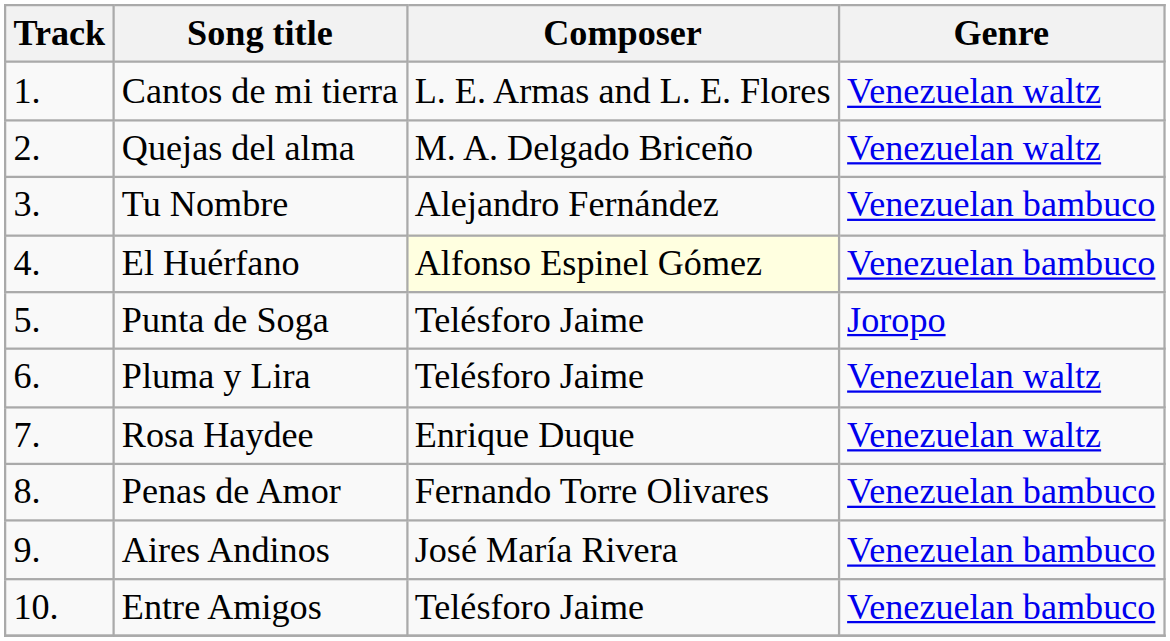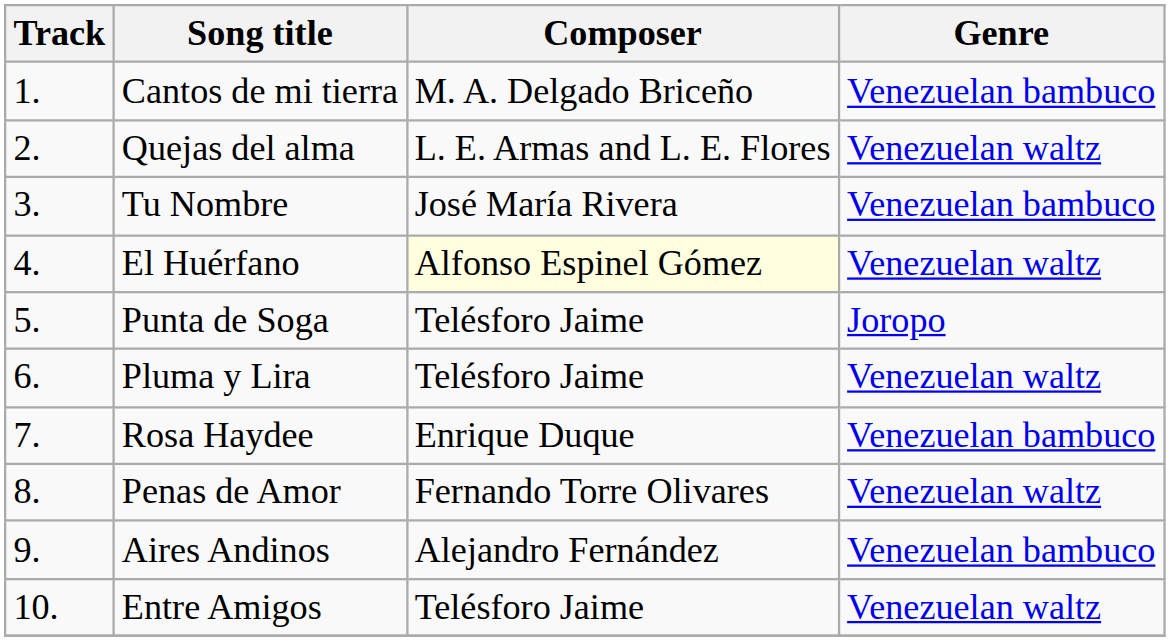(623, 90) L. E. Armas and L. E. Flores -> (584, 90) M. A. Delgado Briceño
(974, 90) Venezuelan waltz -> (1001, 90) Venezuelan bambuco
(584, 147) M. A. Delgado Briceño -> (623, 147) L. E. Armas and L. E. Flores
(567, 205) Alejandro Fernández -> (546, 205) José María Rivera
(1001, 262) Venezuelan bambuco -> (974, 262) Venezuelan waltz
(974, 434) Venezuelan waltz -> (1001, 434) Venezuelan bambuco
(1001, 491) Venezuelan bambuco -> (974, 491) Venezuelan waltz
(546, 549) José María Rivera -> (567, 549) Alejandro Fernández
(1001, 606) Venezuelan bambuco -> (974, 606) Venezuelan waltz
